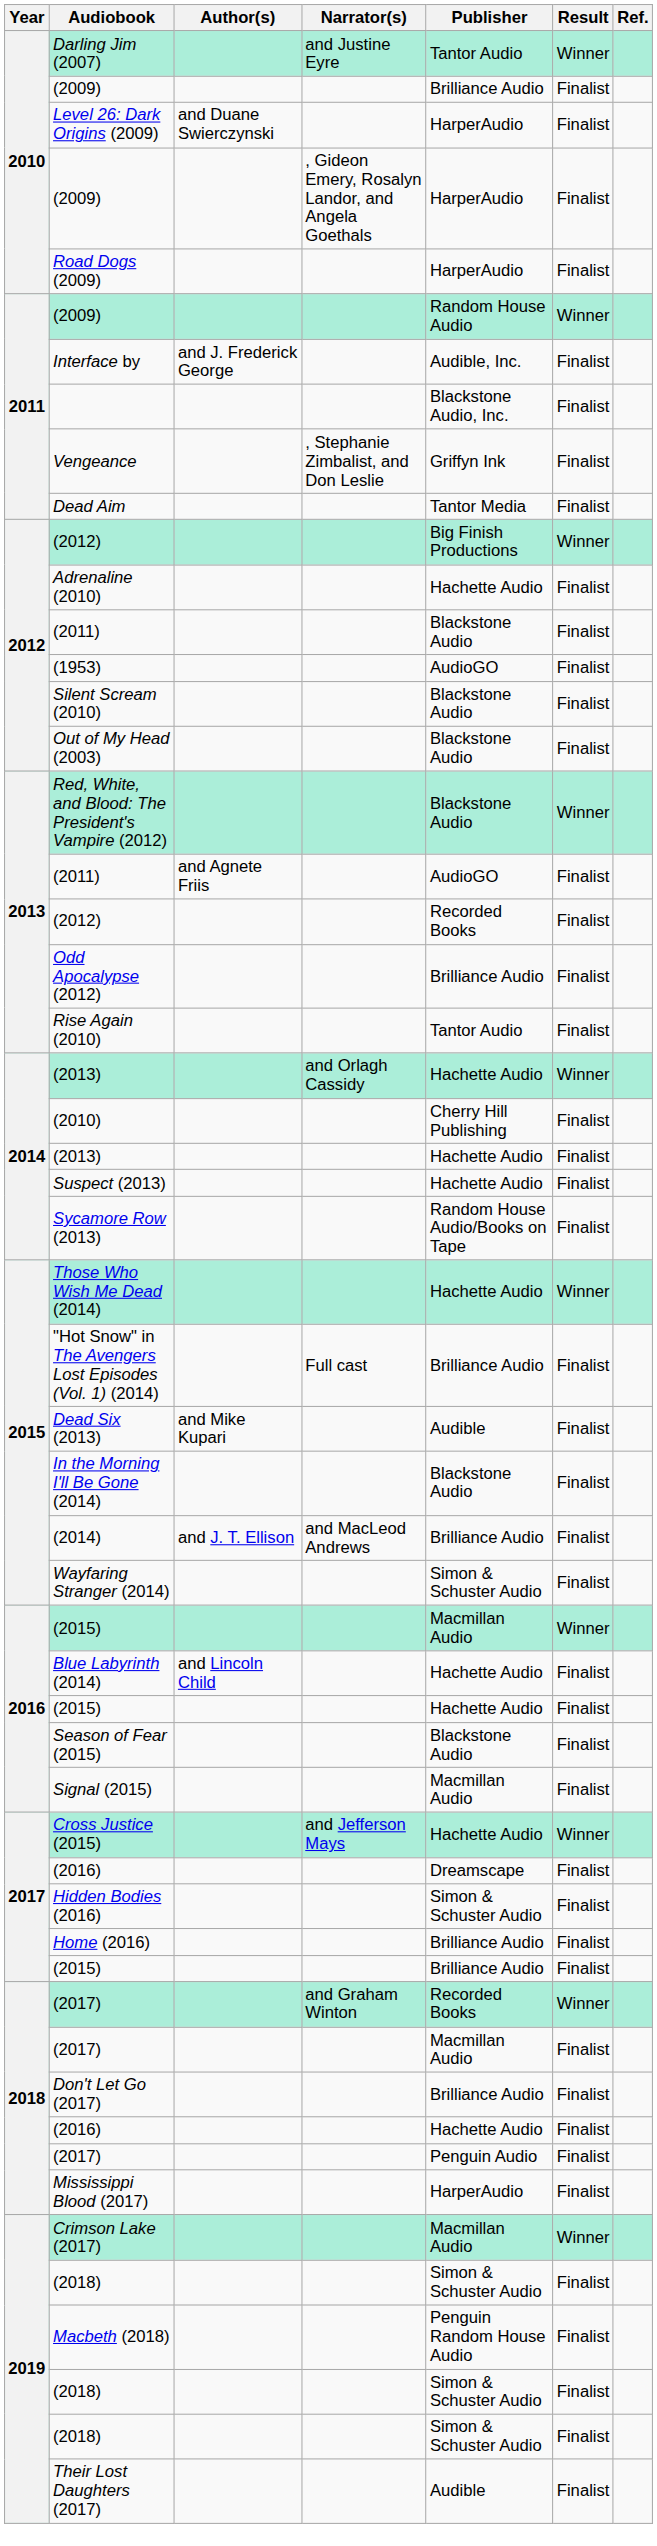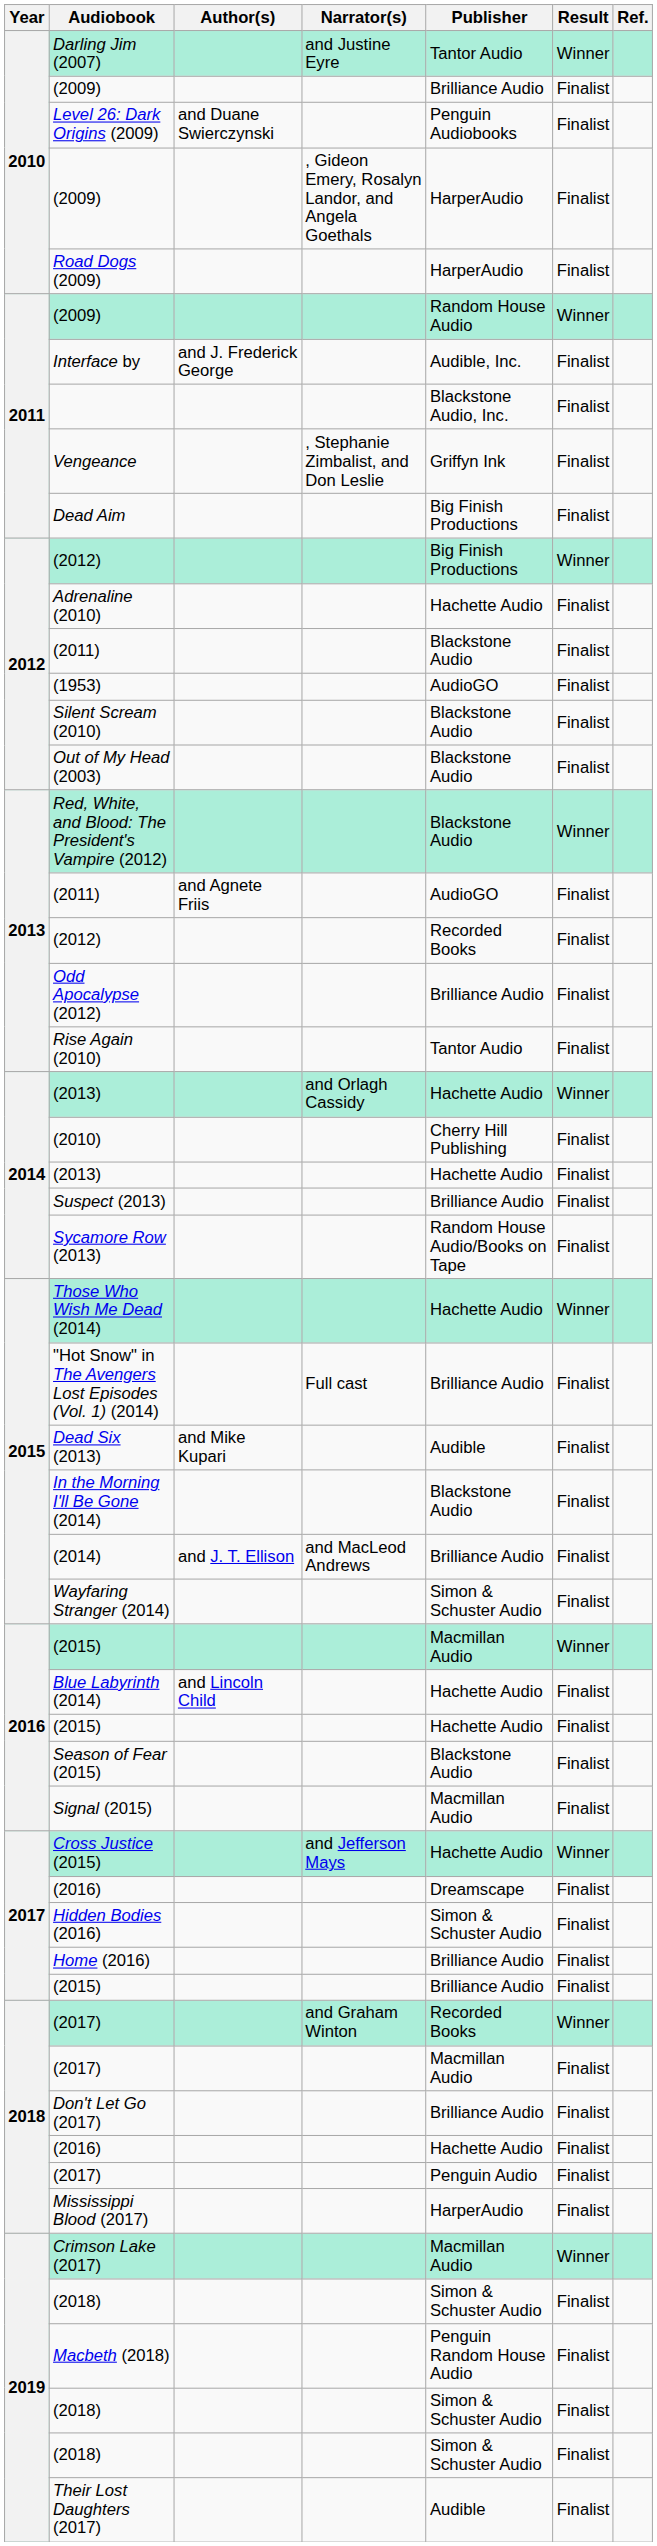(477, 124) HarperAudio -> (473, 124) Penguin Audiobooks
(478, 506) Tantor Media -> (474, 515) Big Finish Productions
(486, 1182) Hachette Audio -> (487, 1201) Brilliance Audio
